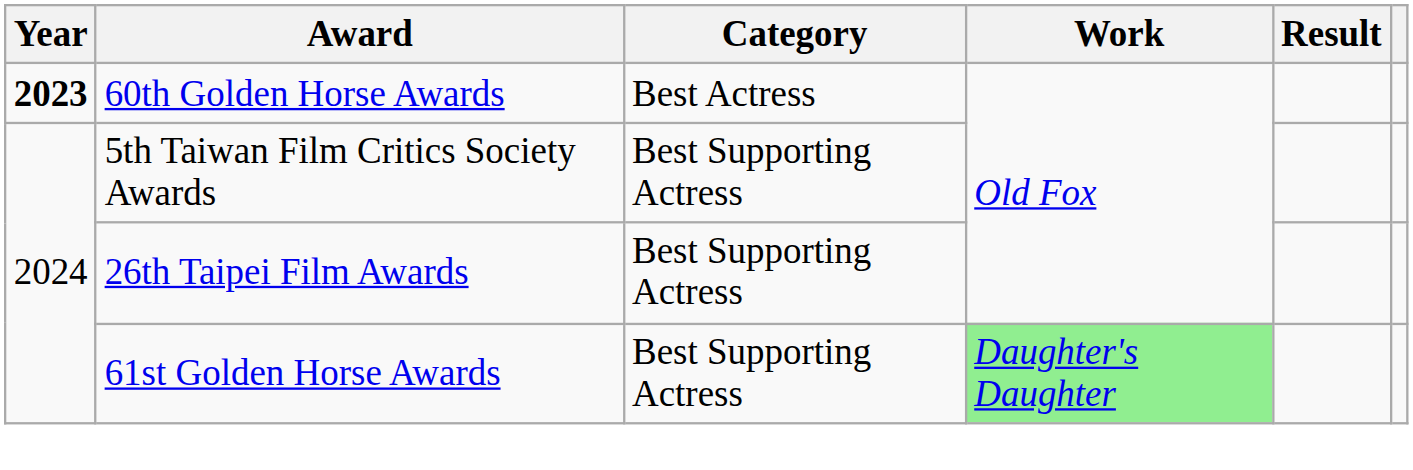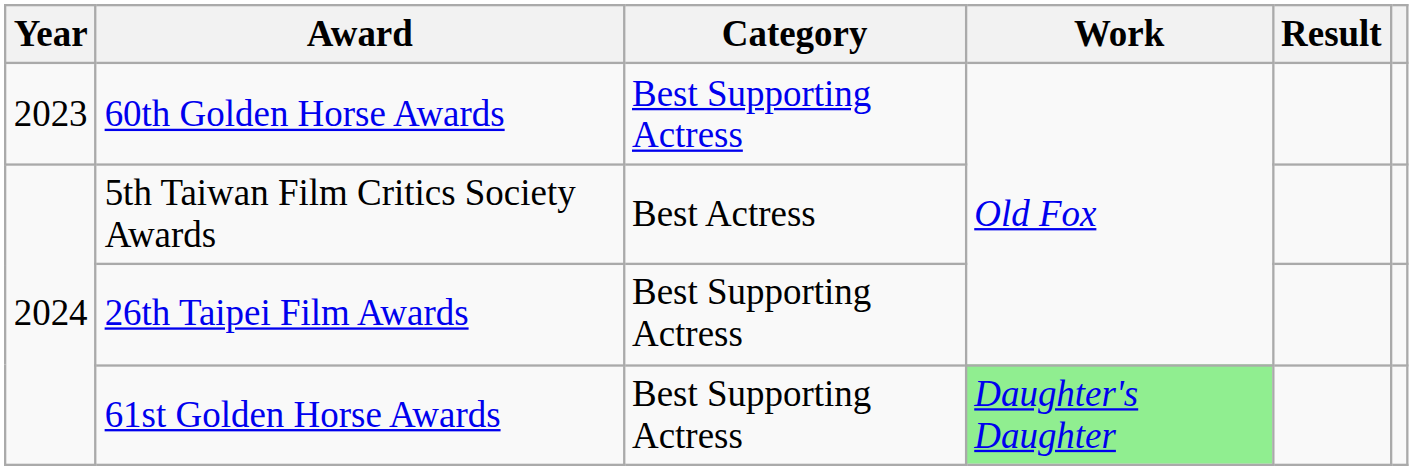(51, 92) bold -> (51, 113) normal
(724, 92) Best Actress -> (752, 113) Best Supporting Actress
(752, 171) Best Supporting Actress -> (724, 213) Best Actress
